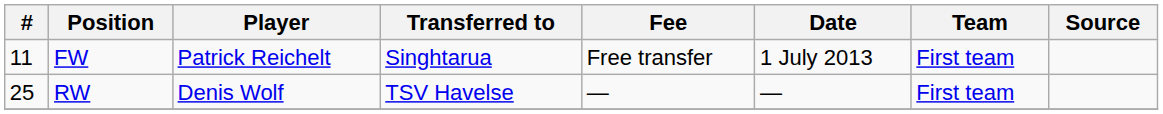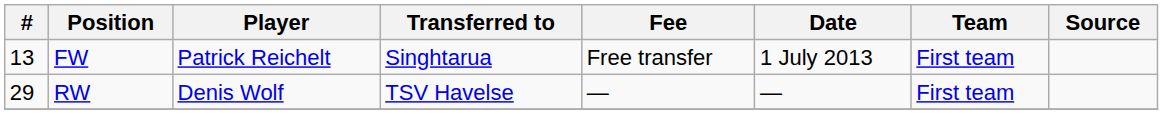(21, 57) 11 -> (22, 57) 13
(22, 92) 25 -> (22, 92) 29
